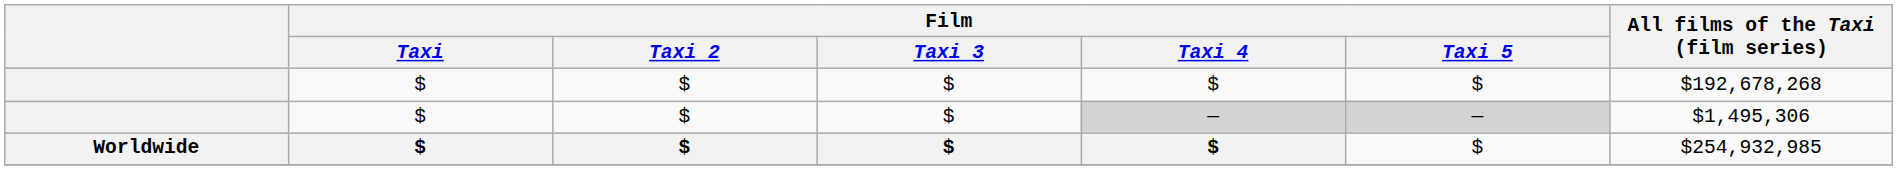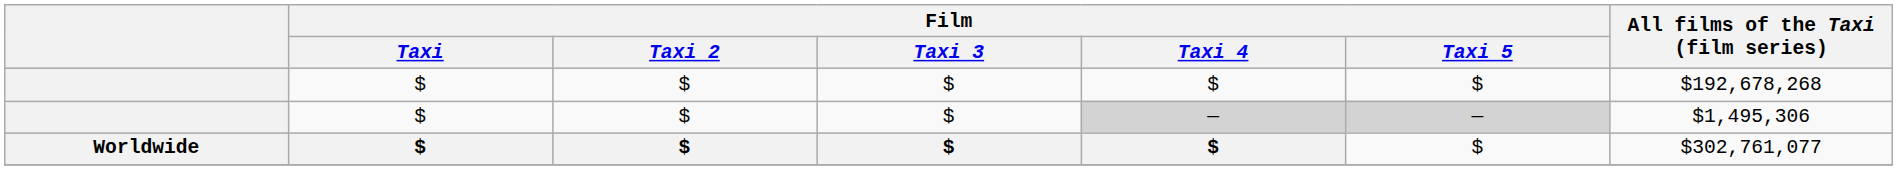(1751, 149) $254,932,985 -> (1751, 149) $302,761,077
